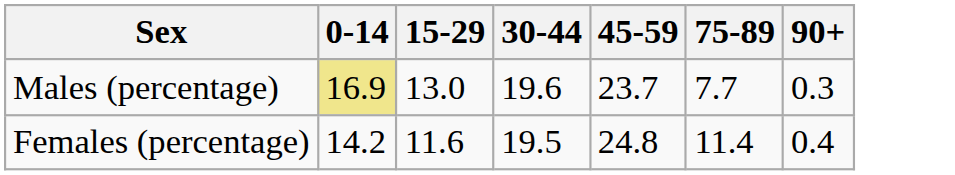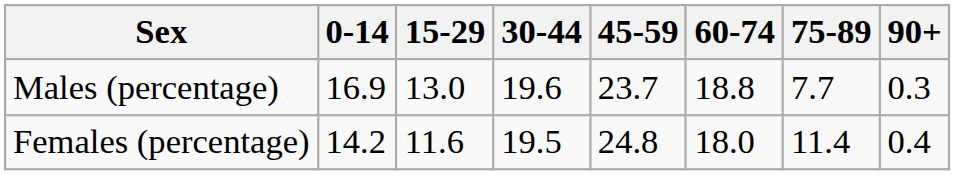+ column: (735, 31)
(356, 86) khaki background -> (356, 86) no background
